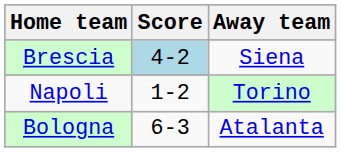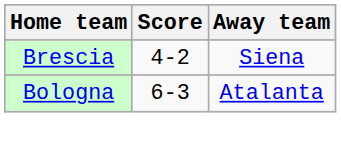(170, 58) lightblue background -> (170, 58) no background
- row: (69, 93)
